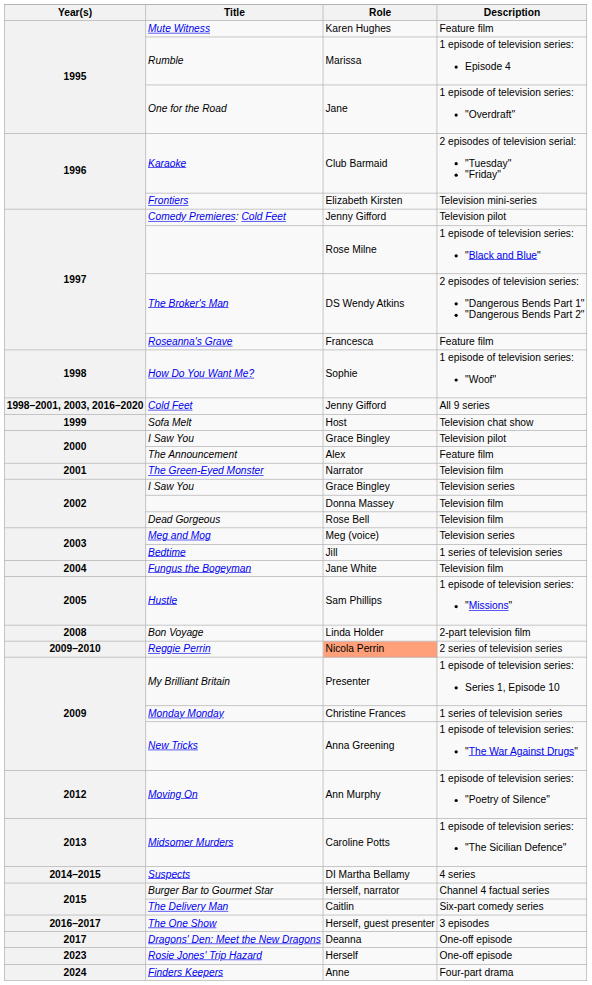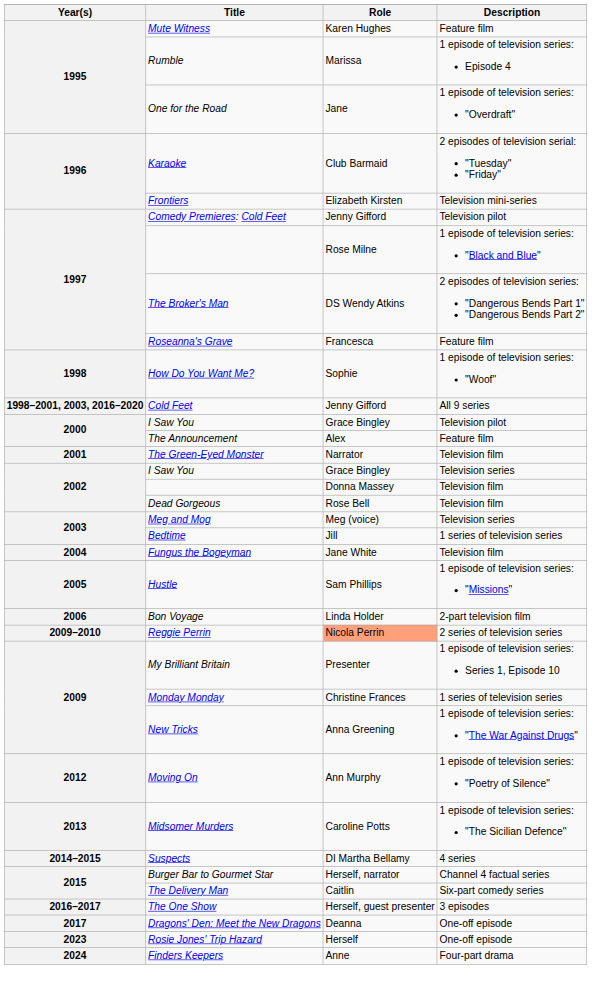- row: (170, 422)
(75, 633) 2008 -> (75, 616) 2006
